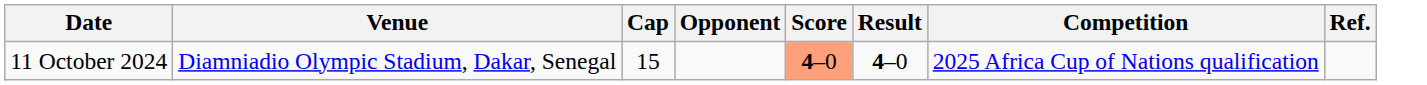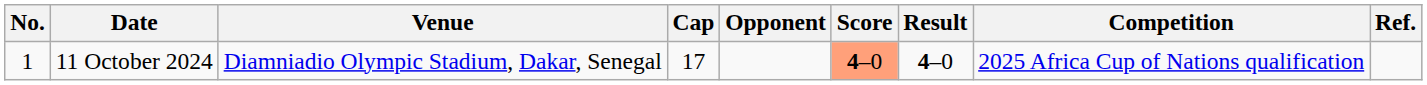+ column: (27, 23)
(648, 60) 15 -> (693, 60) 17
